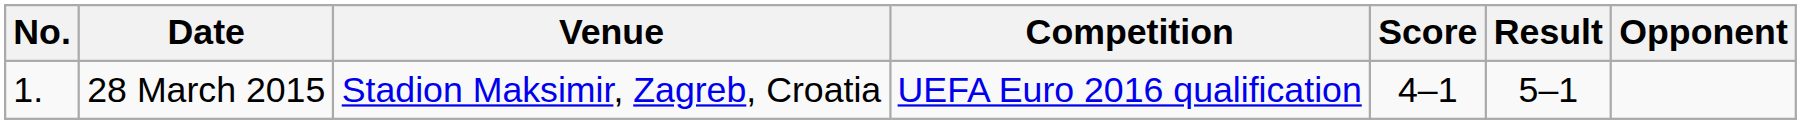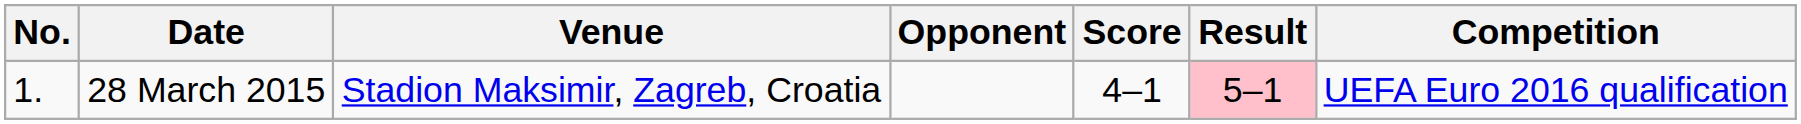columns swapped: (1704, 32) <-> (1130, 32)
(1548, 89) no background -> (1253, 89) pink background
